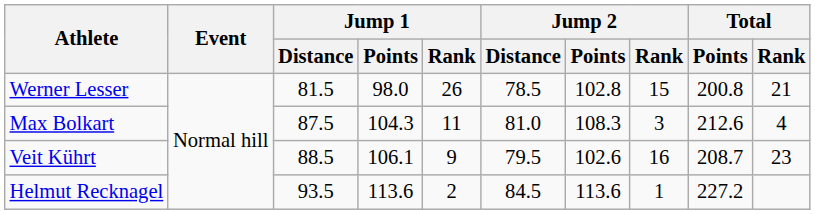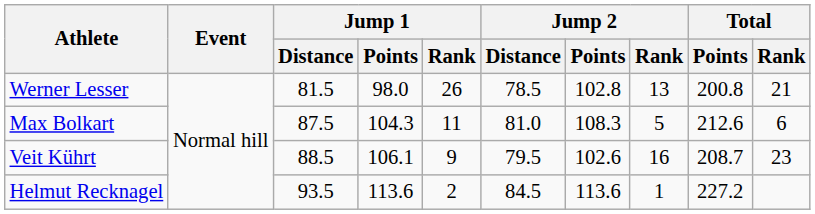(659, 89) 15 -> (659, 89) 13
(659, 123) 3 -> (659, 123) 5
(781, 123) 4 -> (781, 123) 6
